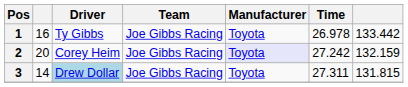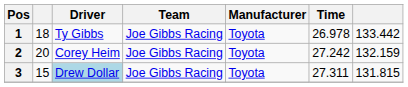(42, 34) 16 -> (42, 34) 18
(247, 53) lavender background -> (247, 53) no background
(42, 73) 14 -> (42, 73) 15
